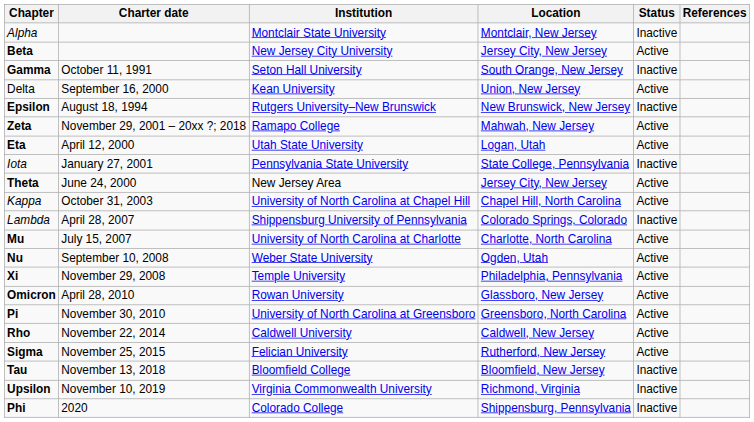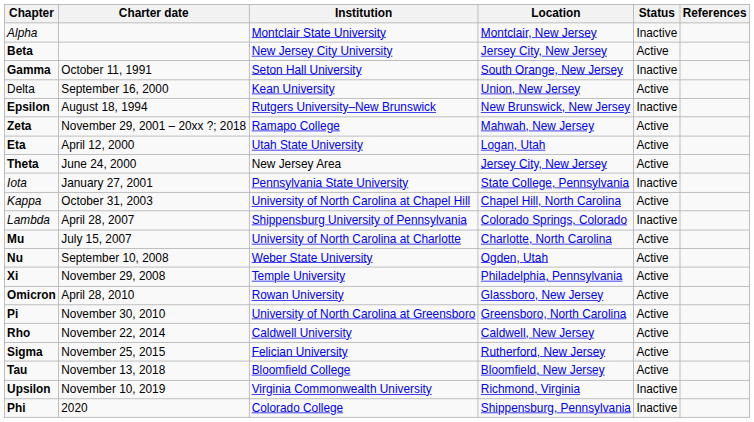rows swapped: (23, 182) <-> (17, 164)
(657, 370) Inactive -> (653, 370) Active
